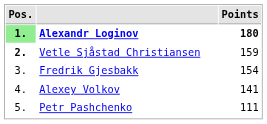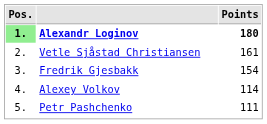(21, 52) bold -> (21, 52) normal
(249, 52) 159 -> (249, 52) 161
(249, 89) 141 -> (249, 89) 114
